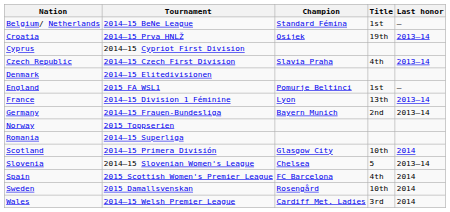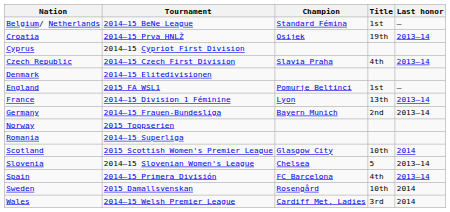(160, 150) 2014–15 Primera División -> (188, 150) 2015 Scottish Women's Premier League
(188, 176) 2015 Scottish Women's Premier League -> (160, 176) 2014–15 Primera División
(406, 176) 2014 -> (413, 176) 2013–14
